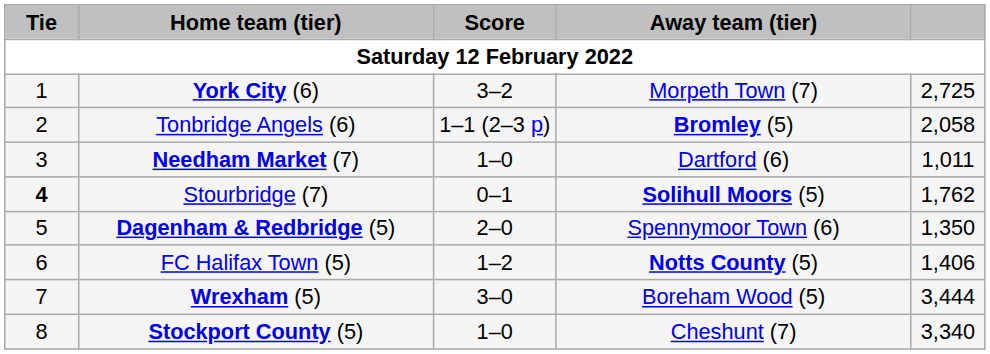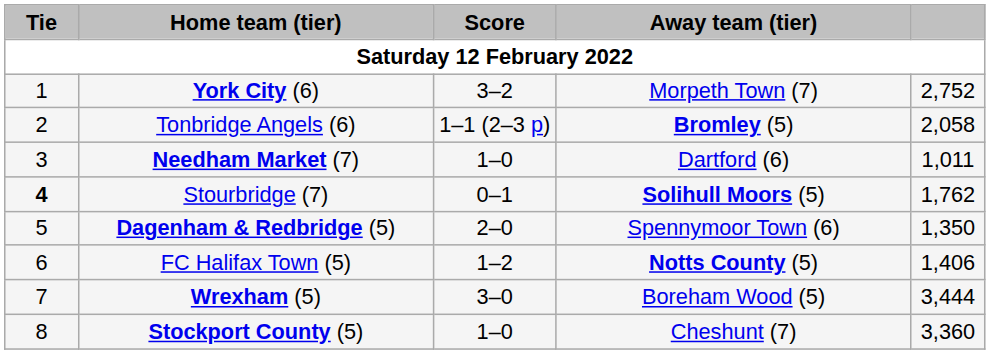(948, 91) 2,725 -> (948, 91) 2,752
(948, 331) 3,340 -> (948, 331) 3,360
